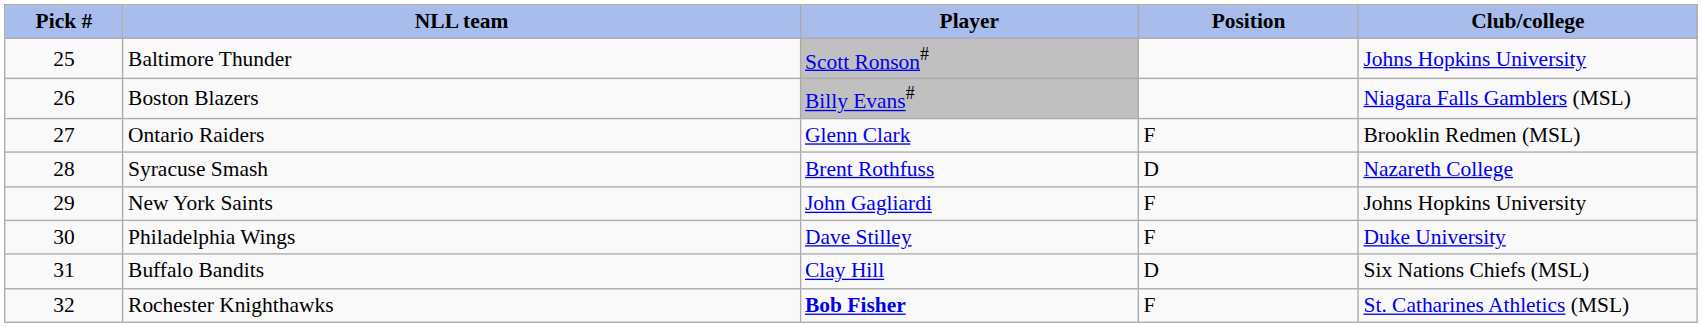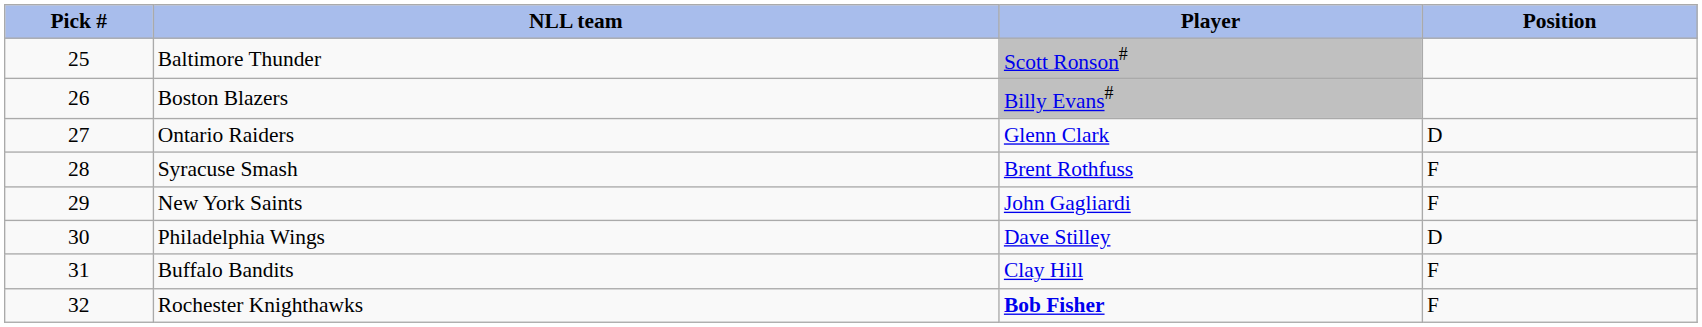- column: (1528, 21)
(1149, 135) F -> (1435, 135) D
(1151, 169) D -> (1433, 169) F
(1149, 237) F -> (1435, 237) D
(1151, 271) D -> (1433, 271) F
